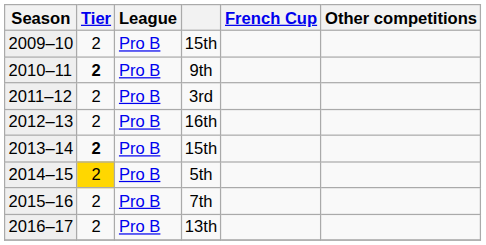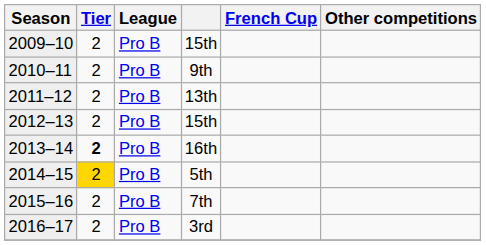(96, 70) bold -> (96, 70) normal
(201, 96) 3rd -> (201, 96) 13th
(201, 122) 16th -> (201, 122) 15th
(201, 148) 15th -> (201, 148) 16th
(201, 227) 13th -> (201, 227) 3rd
